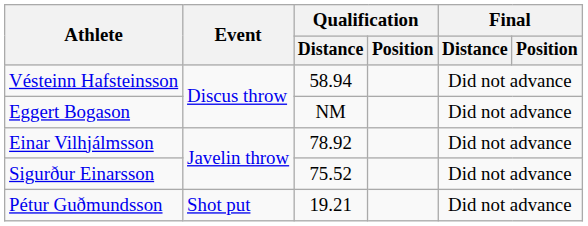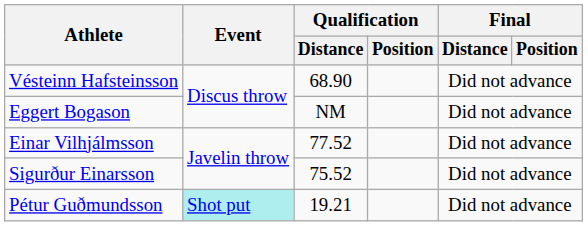(331, 80) 58.94 -> (331, 80) 68.90
(331, 143) 78.92 -> (331, 143) 77.52
(219, 205) no background -> (219, 205) paleturquoise background
